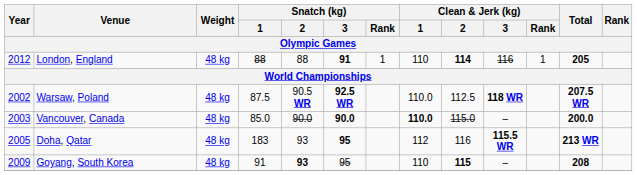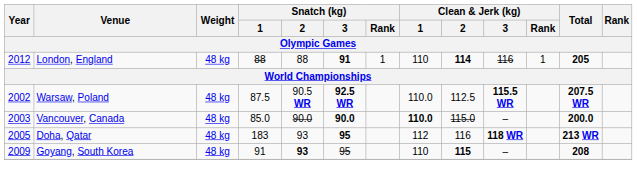(505, 98) 118 WR -> (505, 98) 115.5 WR
(505, 141) 115.5 WR -> (505, 135) 118 WR
